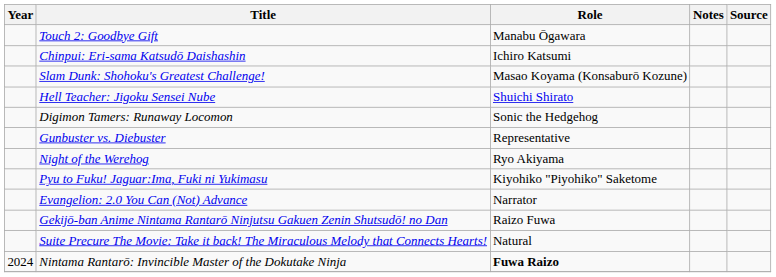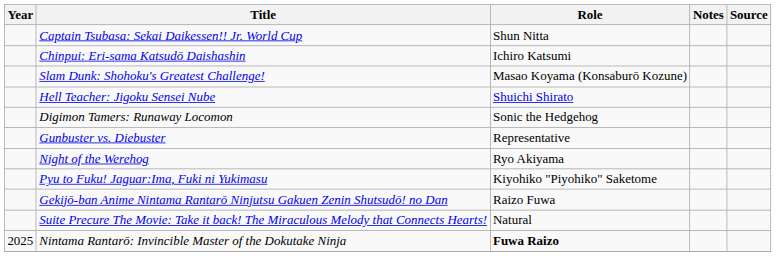+ row: (171, 35)
- row: (99, 35)
- row: (143, 199)
(20, 261) 2024 -> (20, 240) 2025
